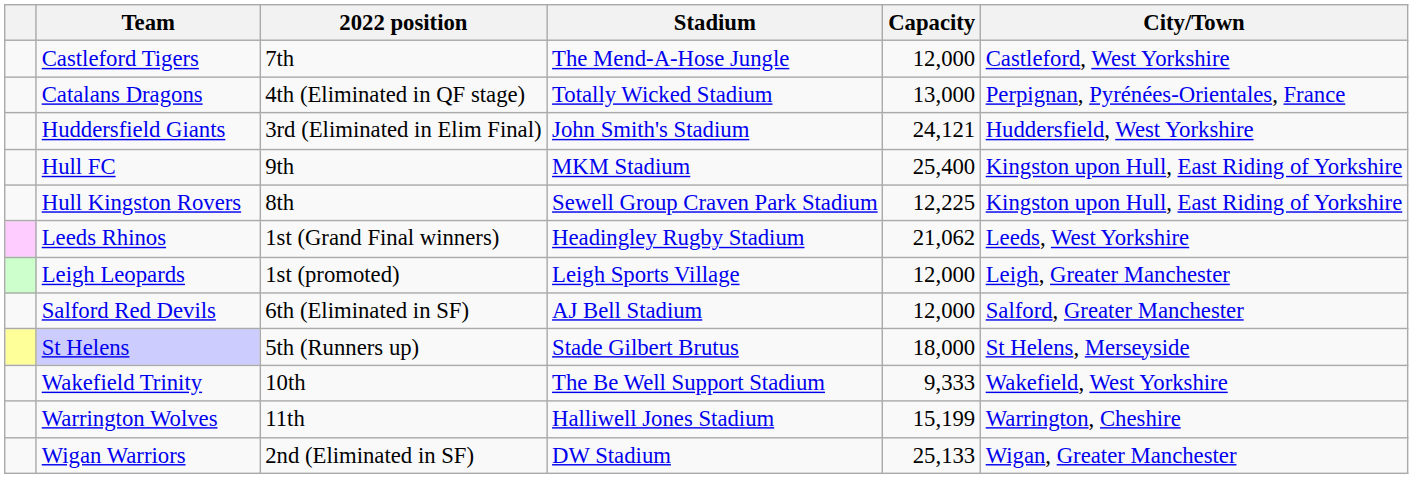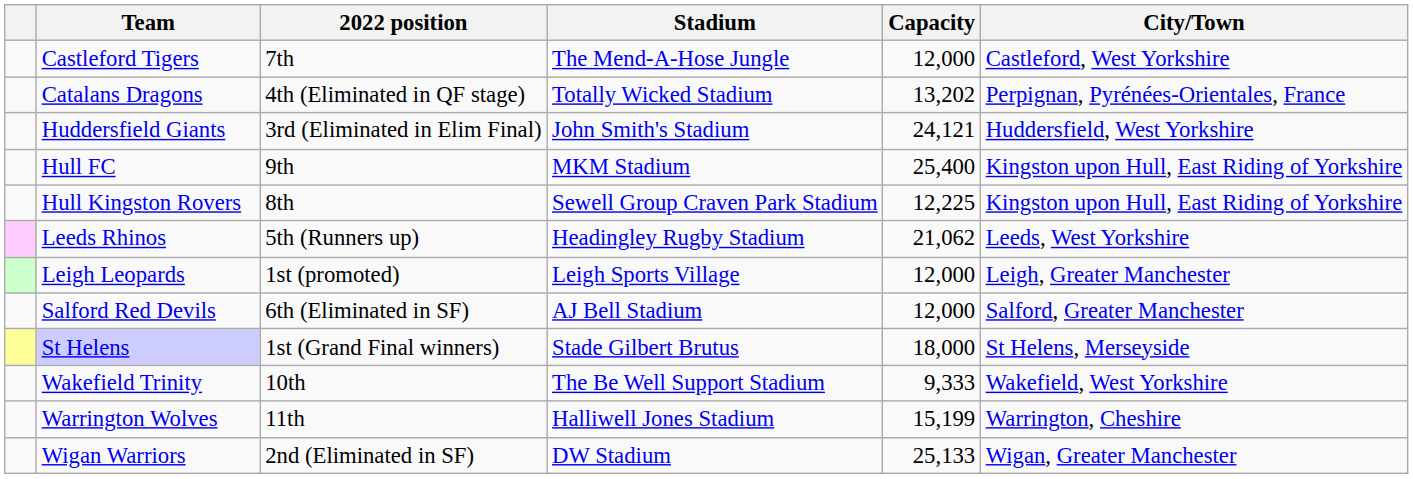(944, 94) 13,000 -> (944, 94) 13,202
(382, 238) 1st (Grand Final winners) -> (342, 238) 5th (Runners up)
(342, 346) 5th (Runners up) -> (382, 346) 1st (Grand Final winners)
